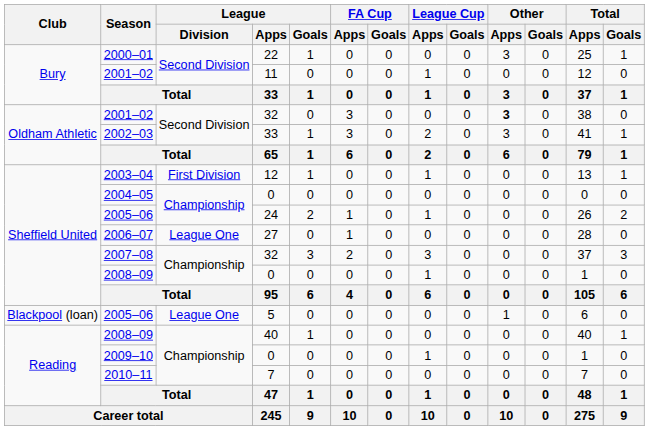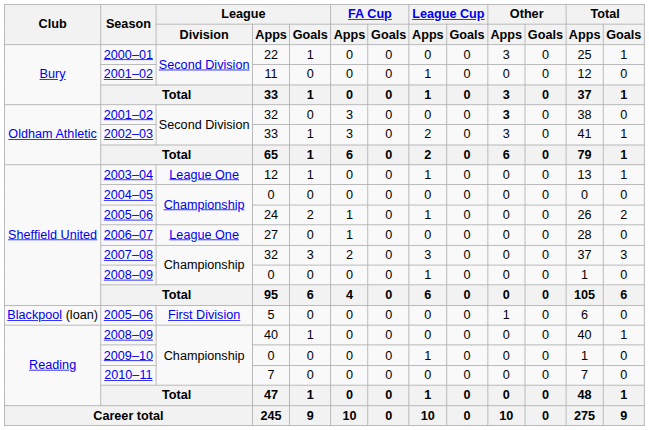(204, 174) First Division -> (204, 174) League One
(204, 315) League One -> (204, 315) First Division
